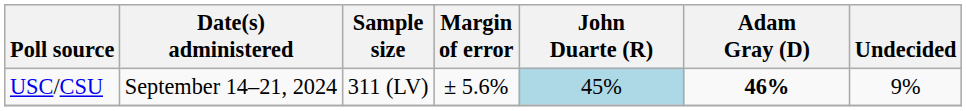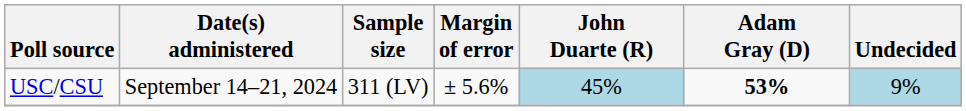(767, 86) 46% -> (767, 86) 53%
(906, 86) no background -> (906, 86) lightblue background
